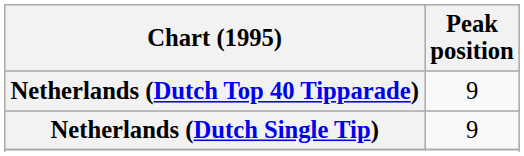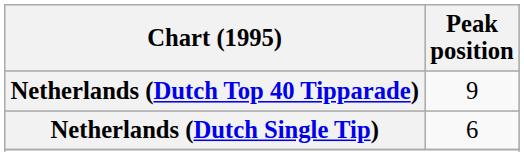(472, 129) 9 -> (472, 129) 6
